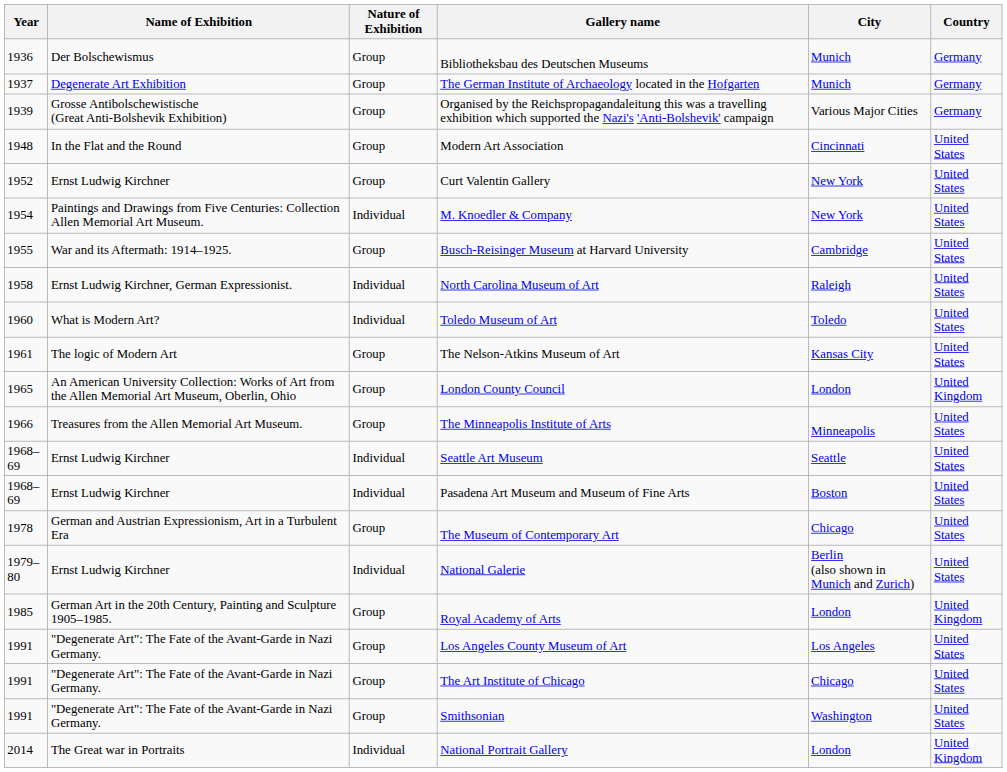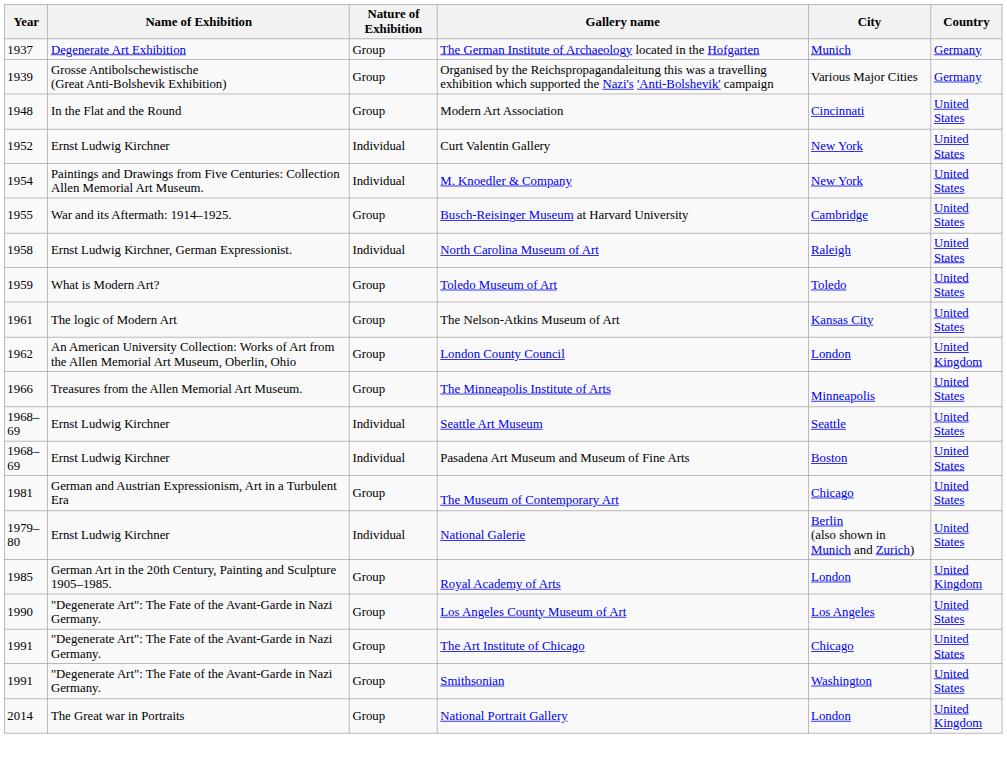- row: (544, 63)
(369, 180) Group -> (379, 146) Individual
(20, 319) 1960 -> (20, 285) 1959
(379, 319) Individual -> (369, 285) Group
(20, 389) 1965 -> (20, 354) 1962
(20, 527) 1978 -> (20, 493) 1981
(20, 646) 1991 -> (20, 611) 1990
(379, 750) Individual -> (369, 715) Group
